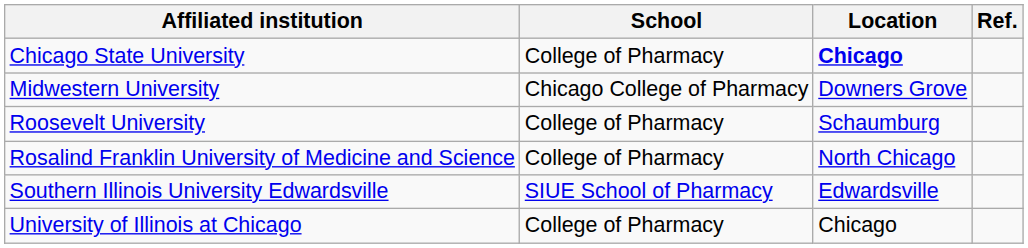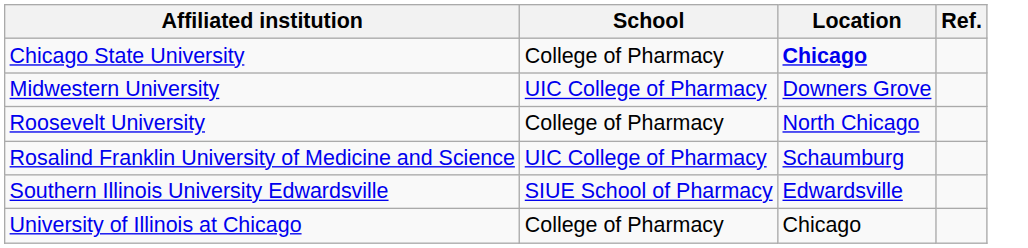(667, 89) Chicago College of Pharmacy -> (646, 89) UIC College of Pharmacy
(879, 123) Schaumburg -> (851, 123) North Chicago
(624, 157) College of Pharmacy -> (646, 157) UIC College of Pharmacy
(887, 157) North Chicago -> (843, 157) Schaumburg
